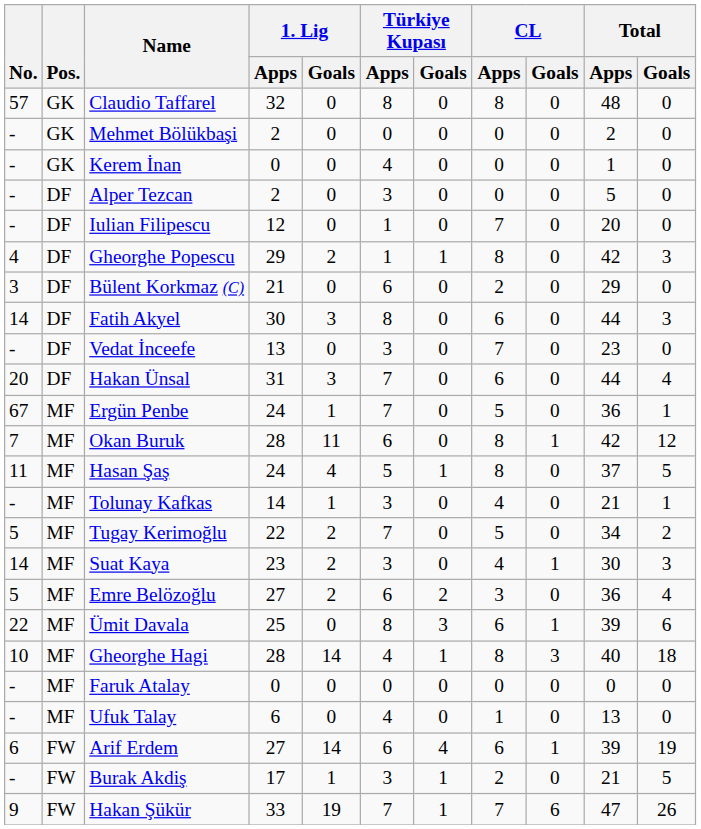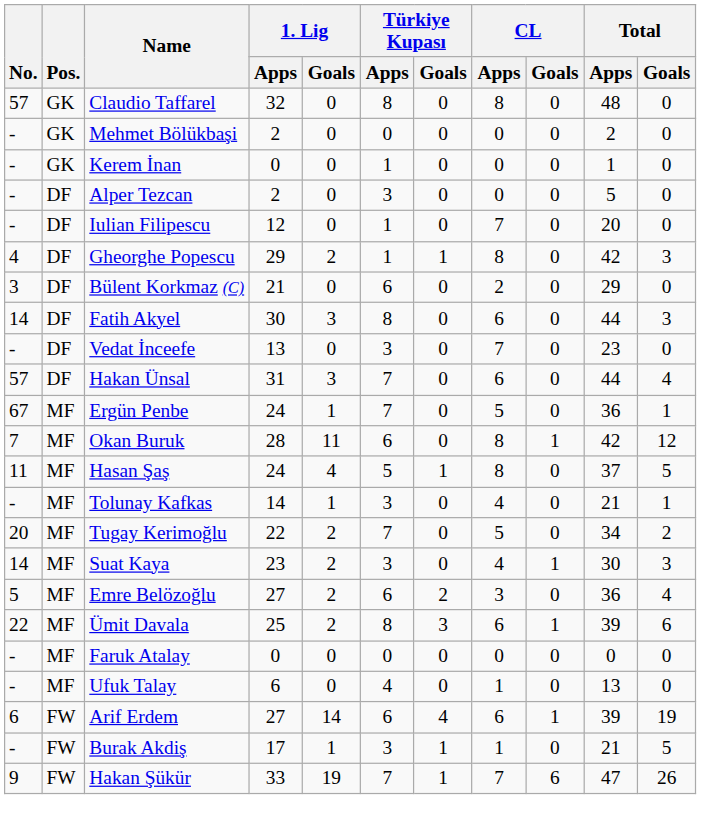(387, 164) 4 -> (387, 164) 1
(19, 379) 20 -> (19, 379) 57
(14, 532) 5 -> (19, 532) 20
(331, 625) 0 -> (331, 625) 2
- row: (149, 655)
(499, 778) 2 -> (499, 747) 1
